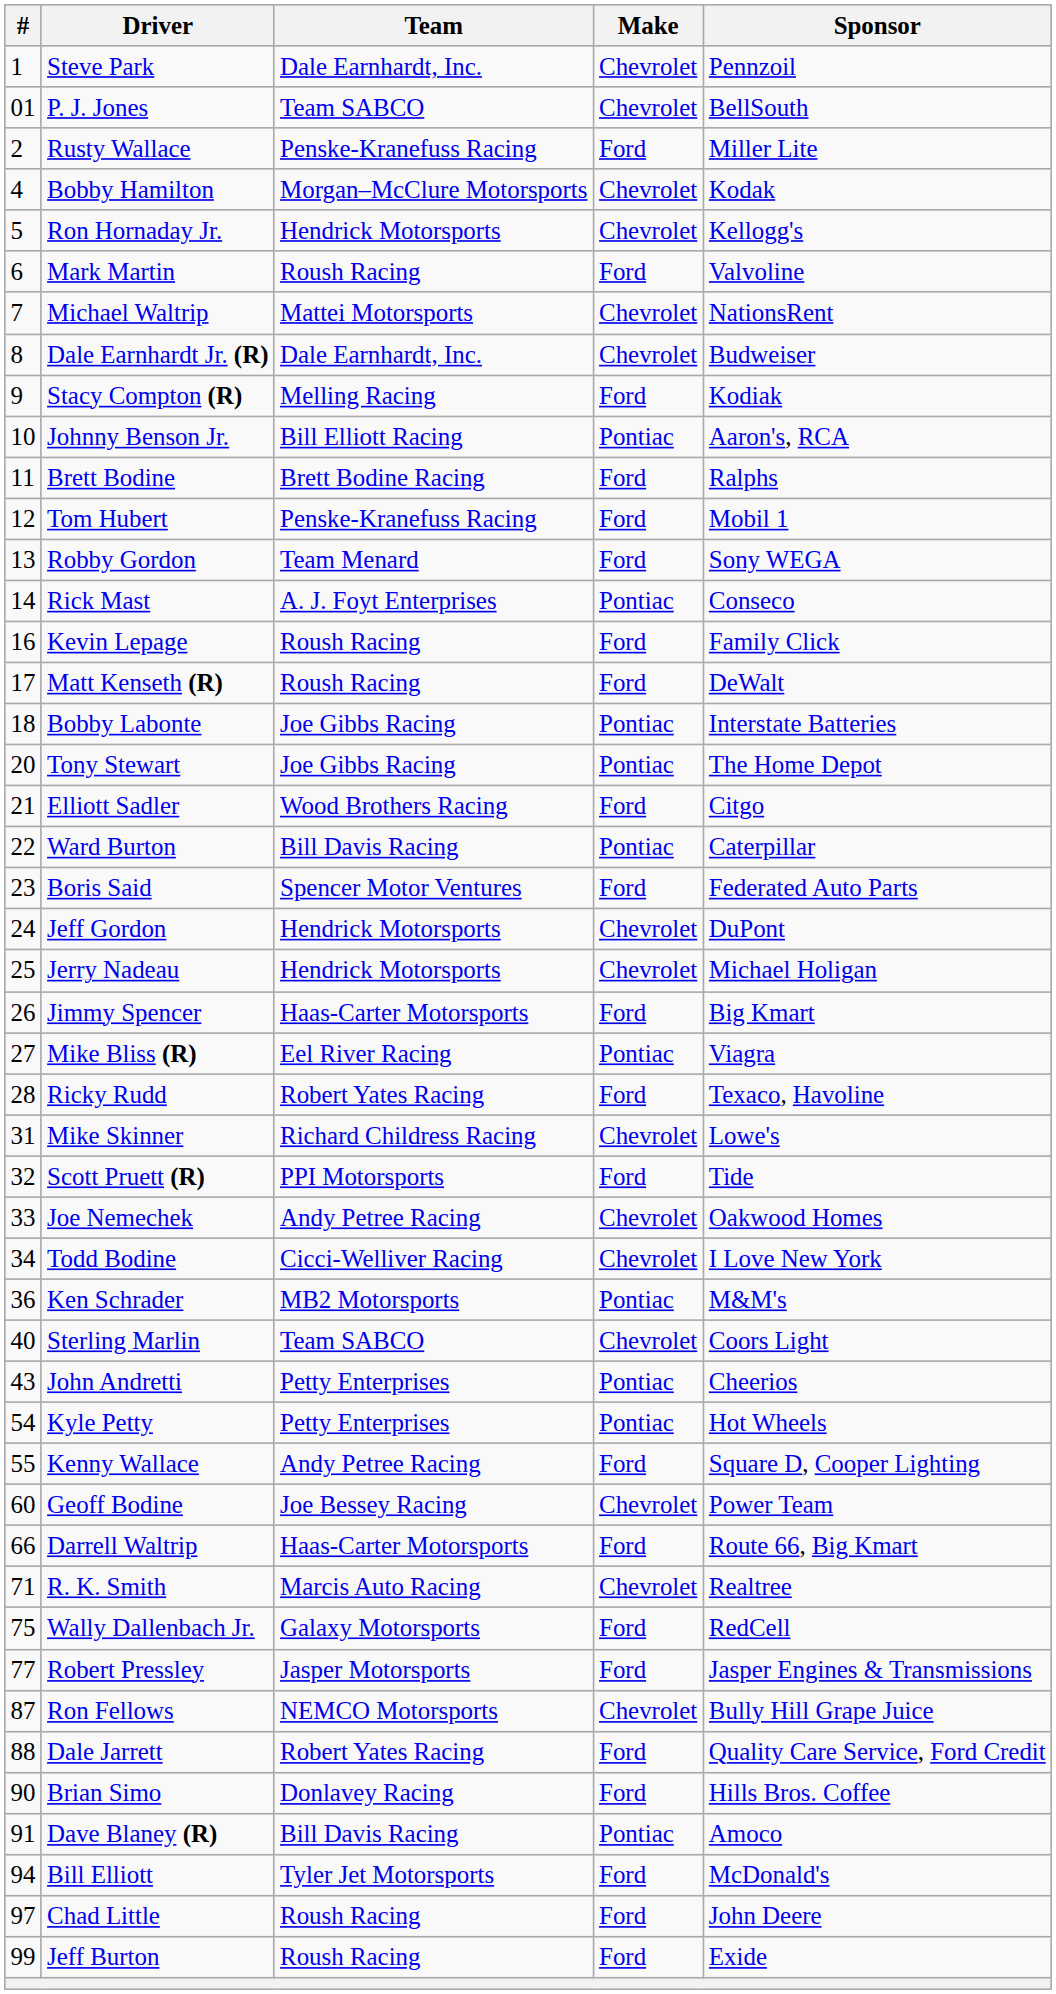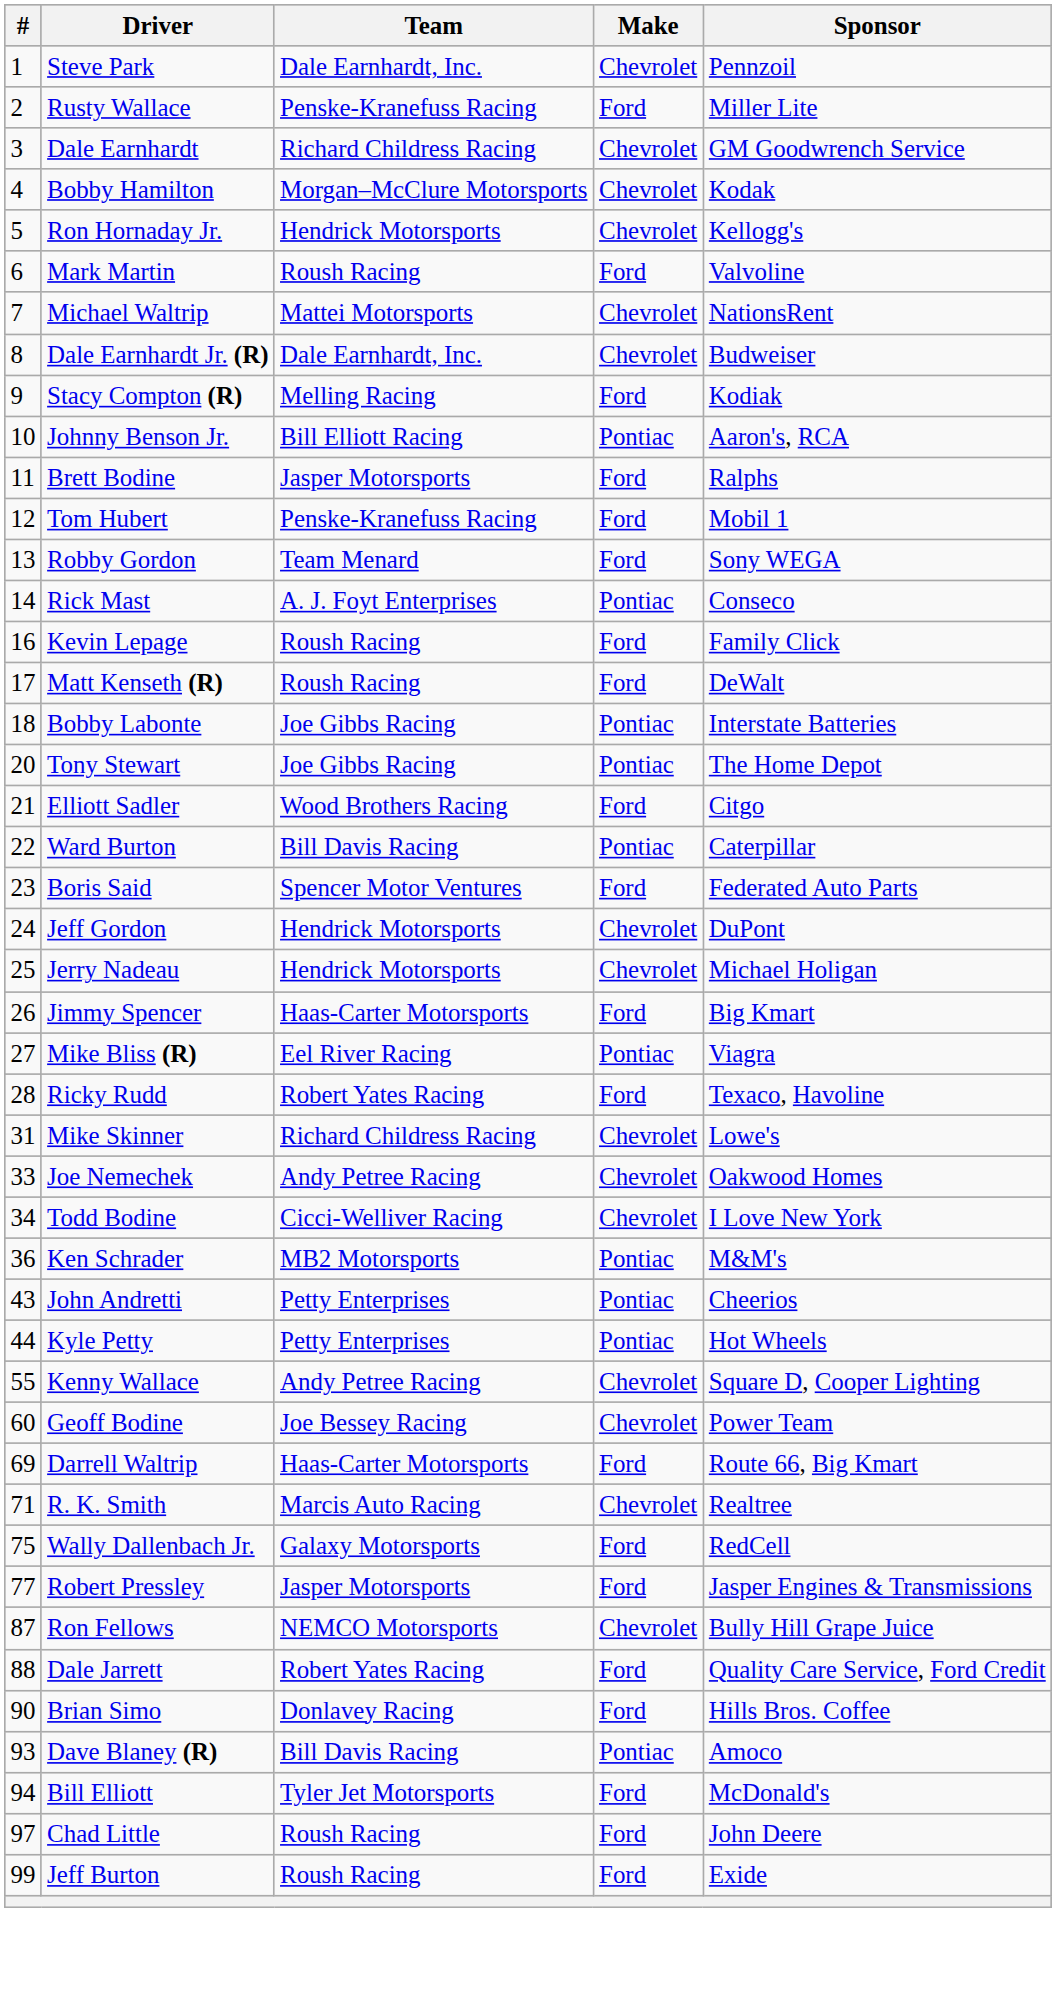- row: (98, 107)
+ row: (123, 148)
(382, 477) Brett Bodine Racing -> (375, 477) Jasper Motorsports
- row: (126, 1176)
- row: (124, 1340)
(23, 1422) 54 -> (23, 1340) 44
(623, 1463) Ford -> (648, 1381) Chevrolet
(23, 1546) 66 -> (23, 1463) 69
(23, 1833) 91 -> (23, 1751) 93
